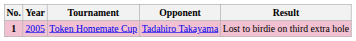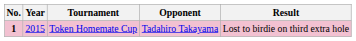(35, 28) 2005 -> (35, 28) 2015
